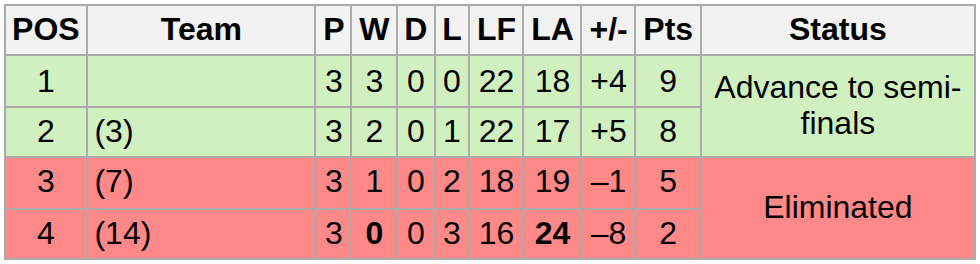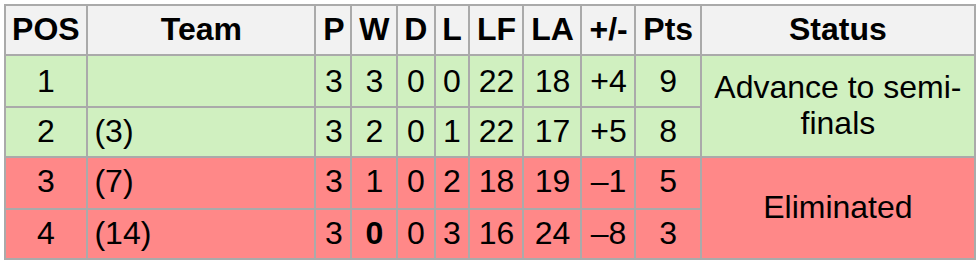(553, 232) bold -> (553, 232) normal
(668, 232) 2 -> (668, 232) 3
